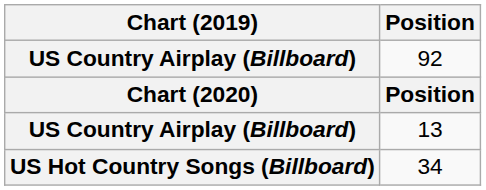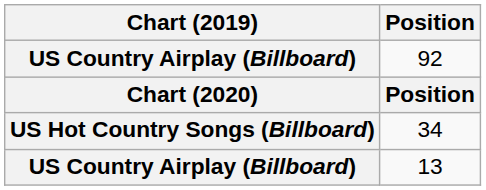rows swapped: (430, 130) <-> (430, 166)
